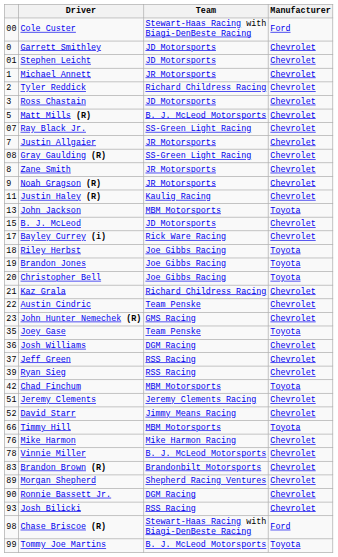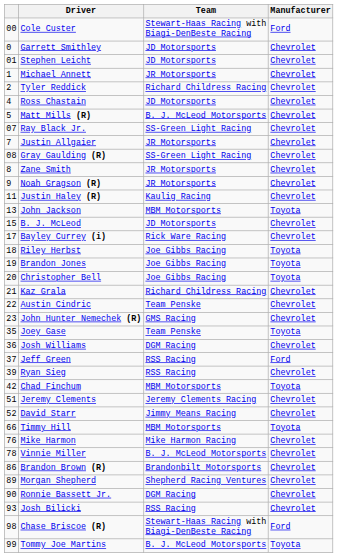(9, 102) 3 -> (9, 102) 4
(293, 360) Chevrolet -> (280, 360) Ford
(11, 468) 83 -> (11, 468) 86
